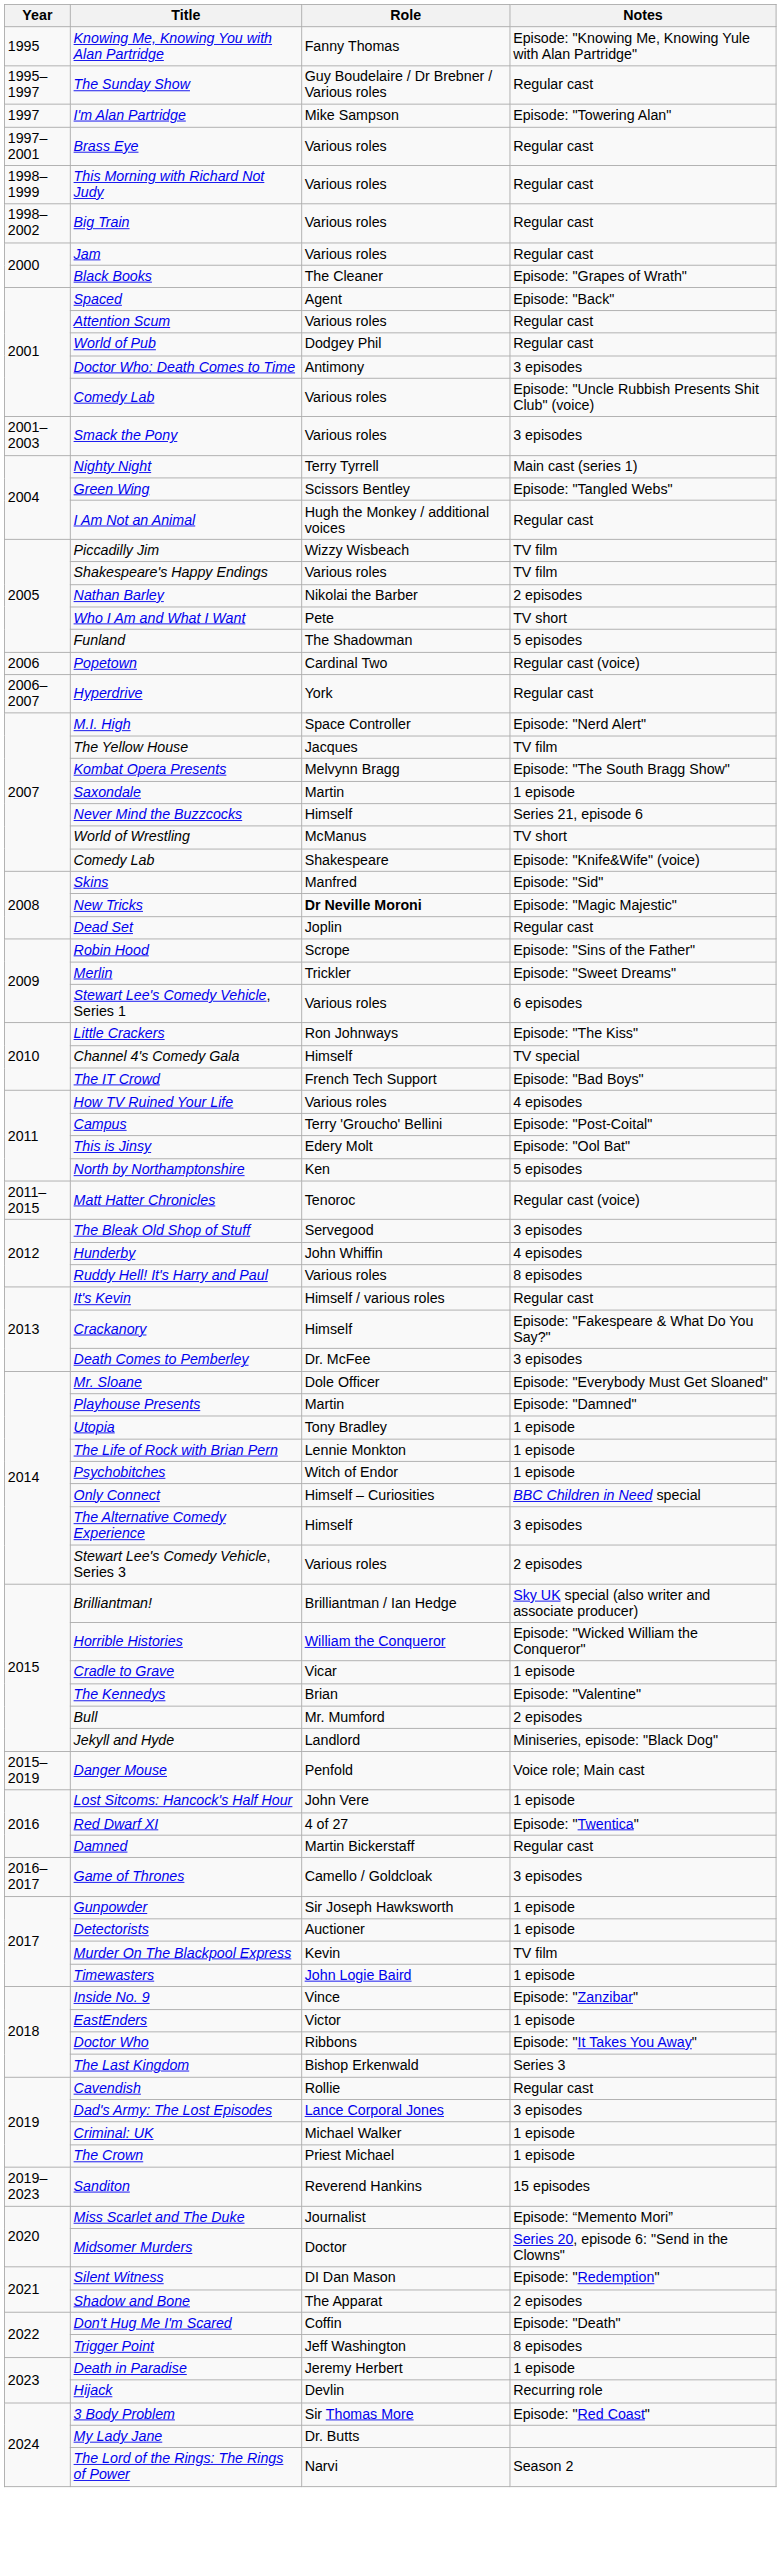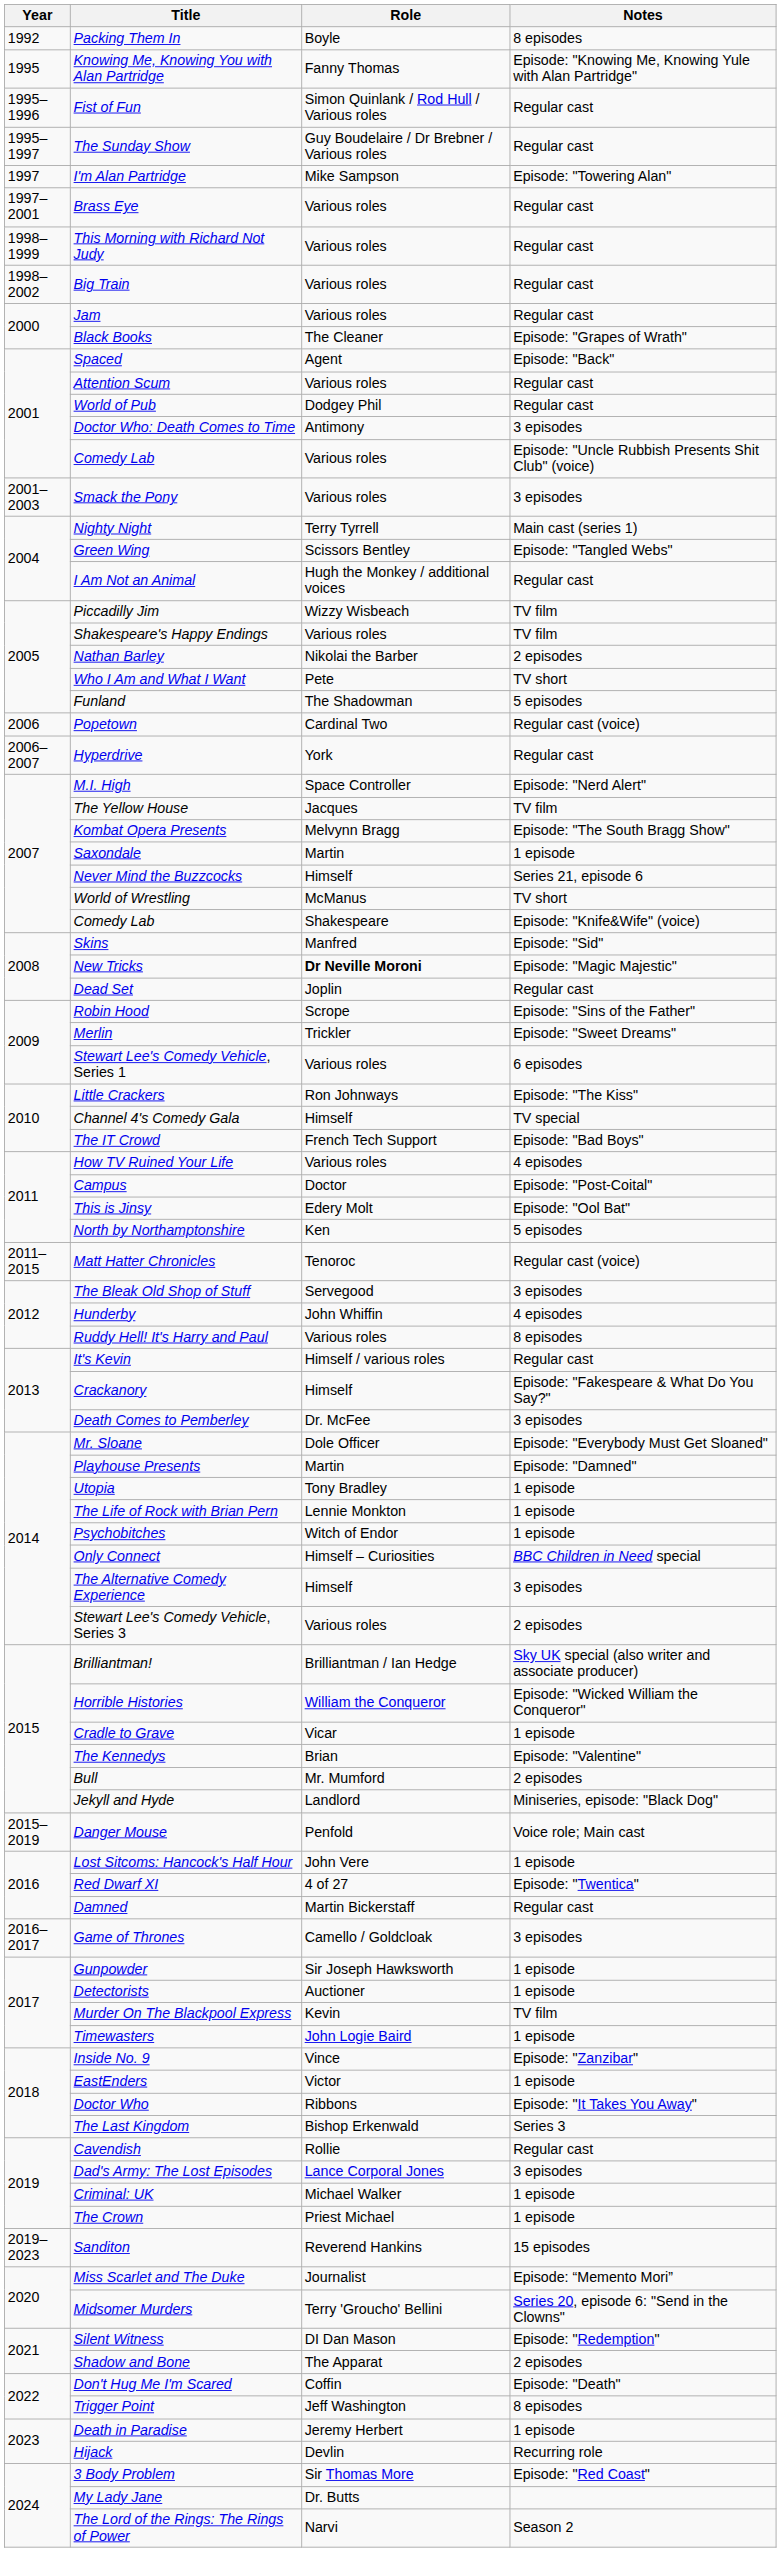+ row: (127, 38)
+ row: (107, 107)
(373, 1124) Terry 'Groucho' Bellini -> (326, 1185) Doctor
(326, 2247) Doctor -> (373, 2308) Terry 'Groucho' Bellini
